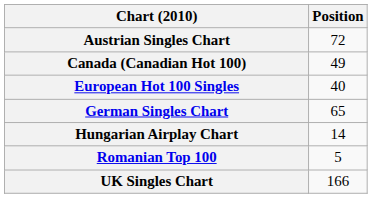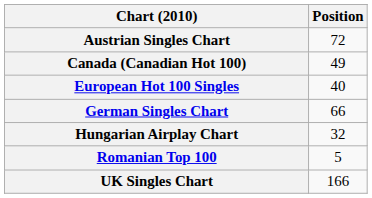(338, 110) 65 -> (338, 110) 66
(338, 134) 14 -> (338, 134) 32
